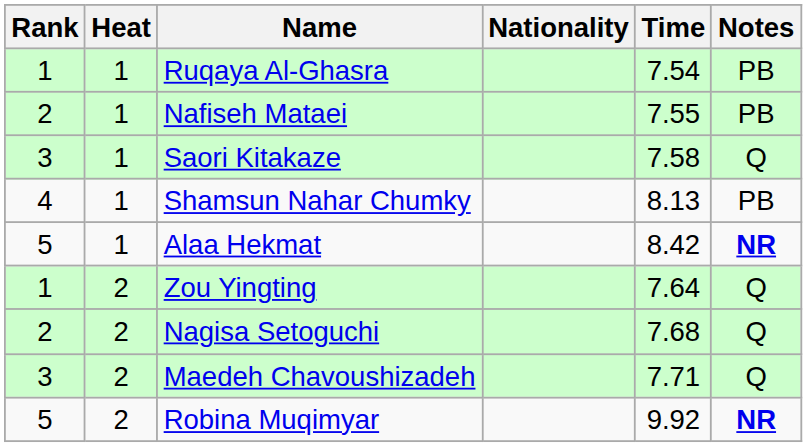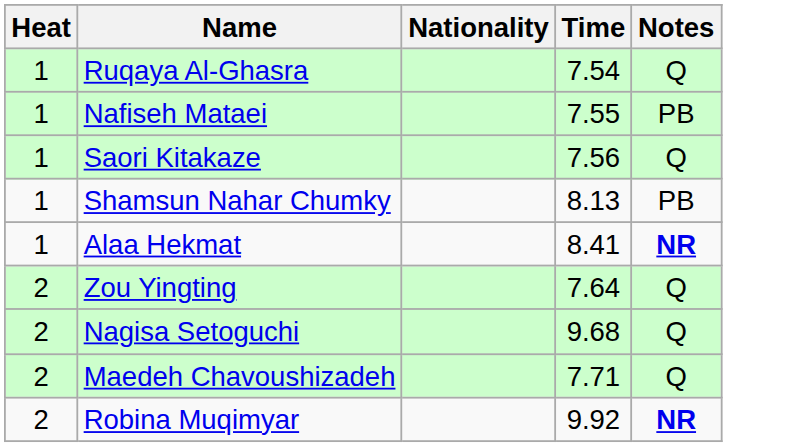- column: (45, 27)
(756, 70) PB -> (676, 70) Q
(673, 158) 7.58 -> (593, 158) 7.56
(673, 245) 8.42 -> (593, 245) 8.41
(673, 332) 7.68 -> (593, 332) 9.68
